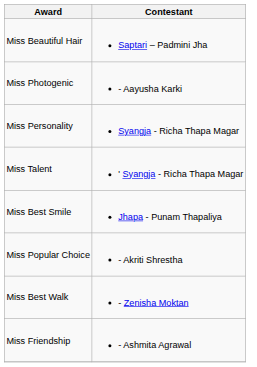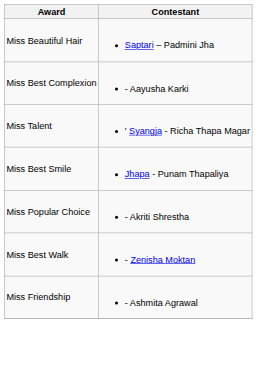+ row: (51, 83)
- row: (40, 83)
- row: (40, 126)
